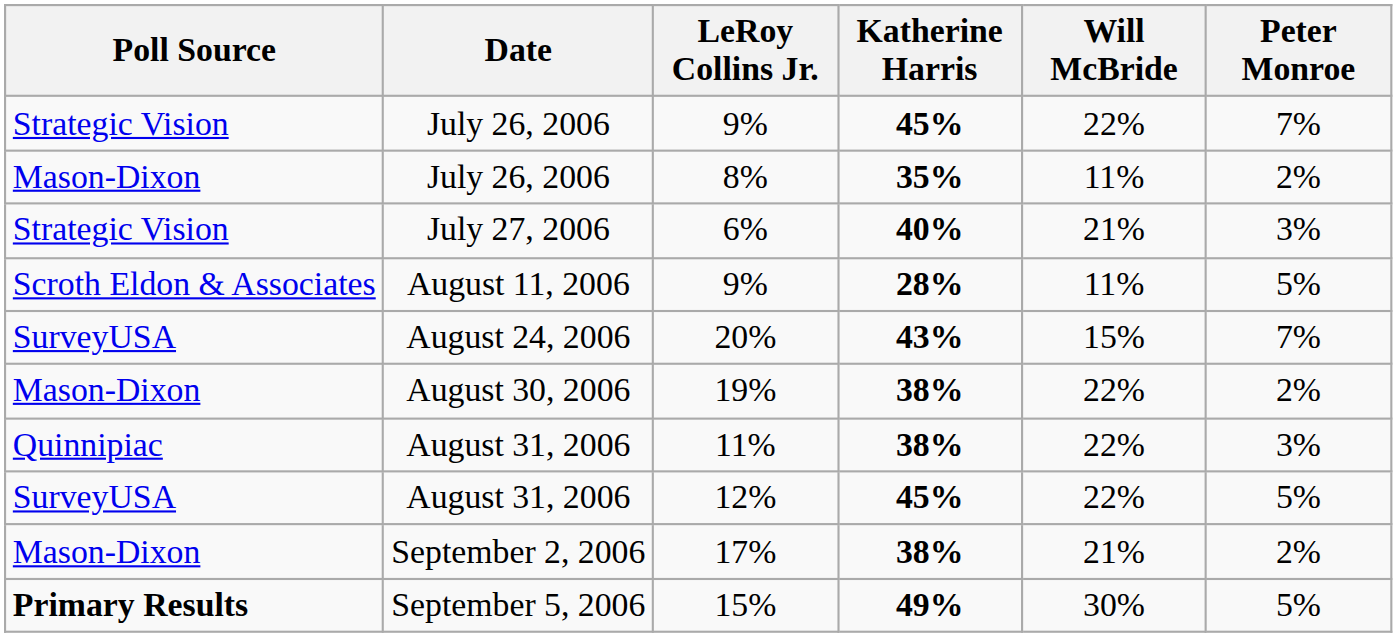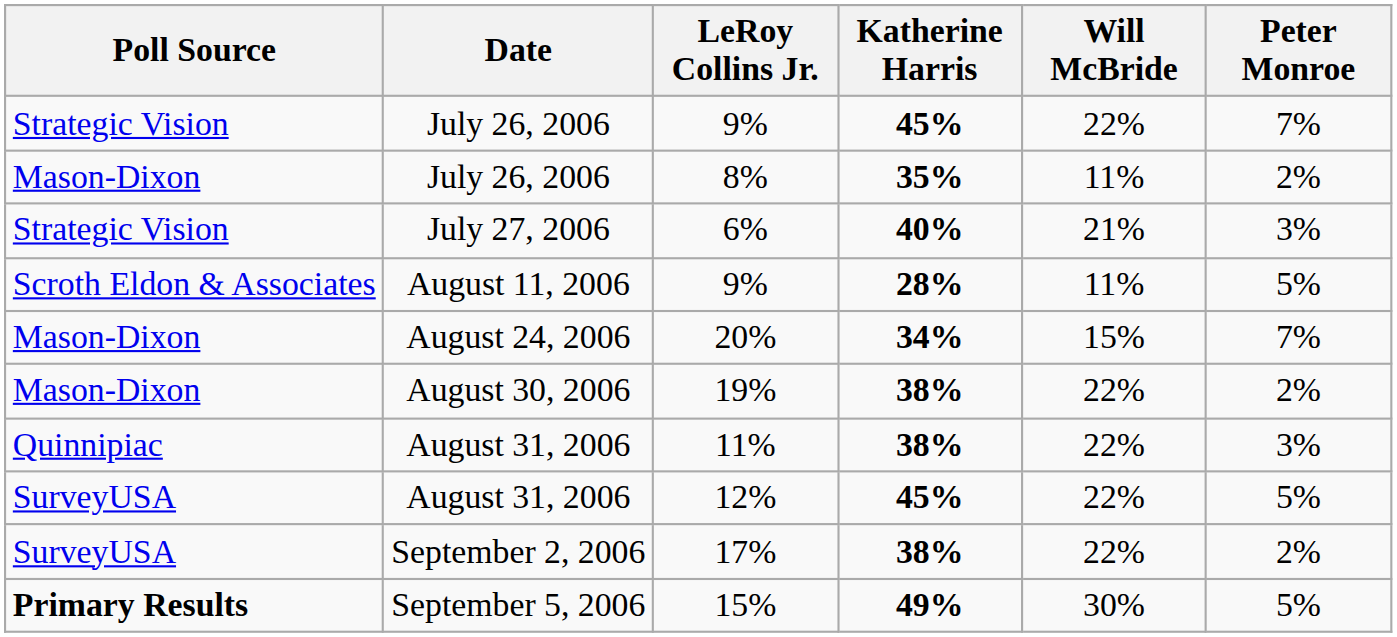(94, 336) SurveyUSA -> (107, 336) Mason-Dixon
(930, 336) 43% -> (930, 336) 34%
(107, 551) Mason-Dixon -> (94, 551) SurveyUSA
(1114, 551) 21% -> (1114, 551) 22%
